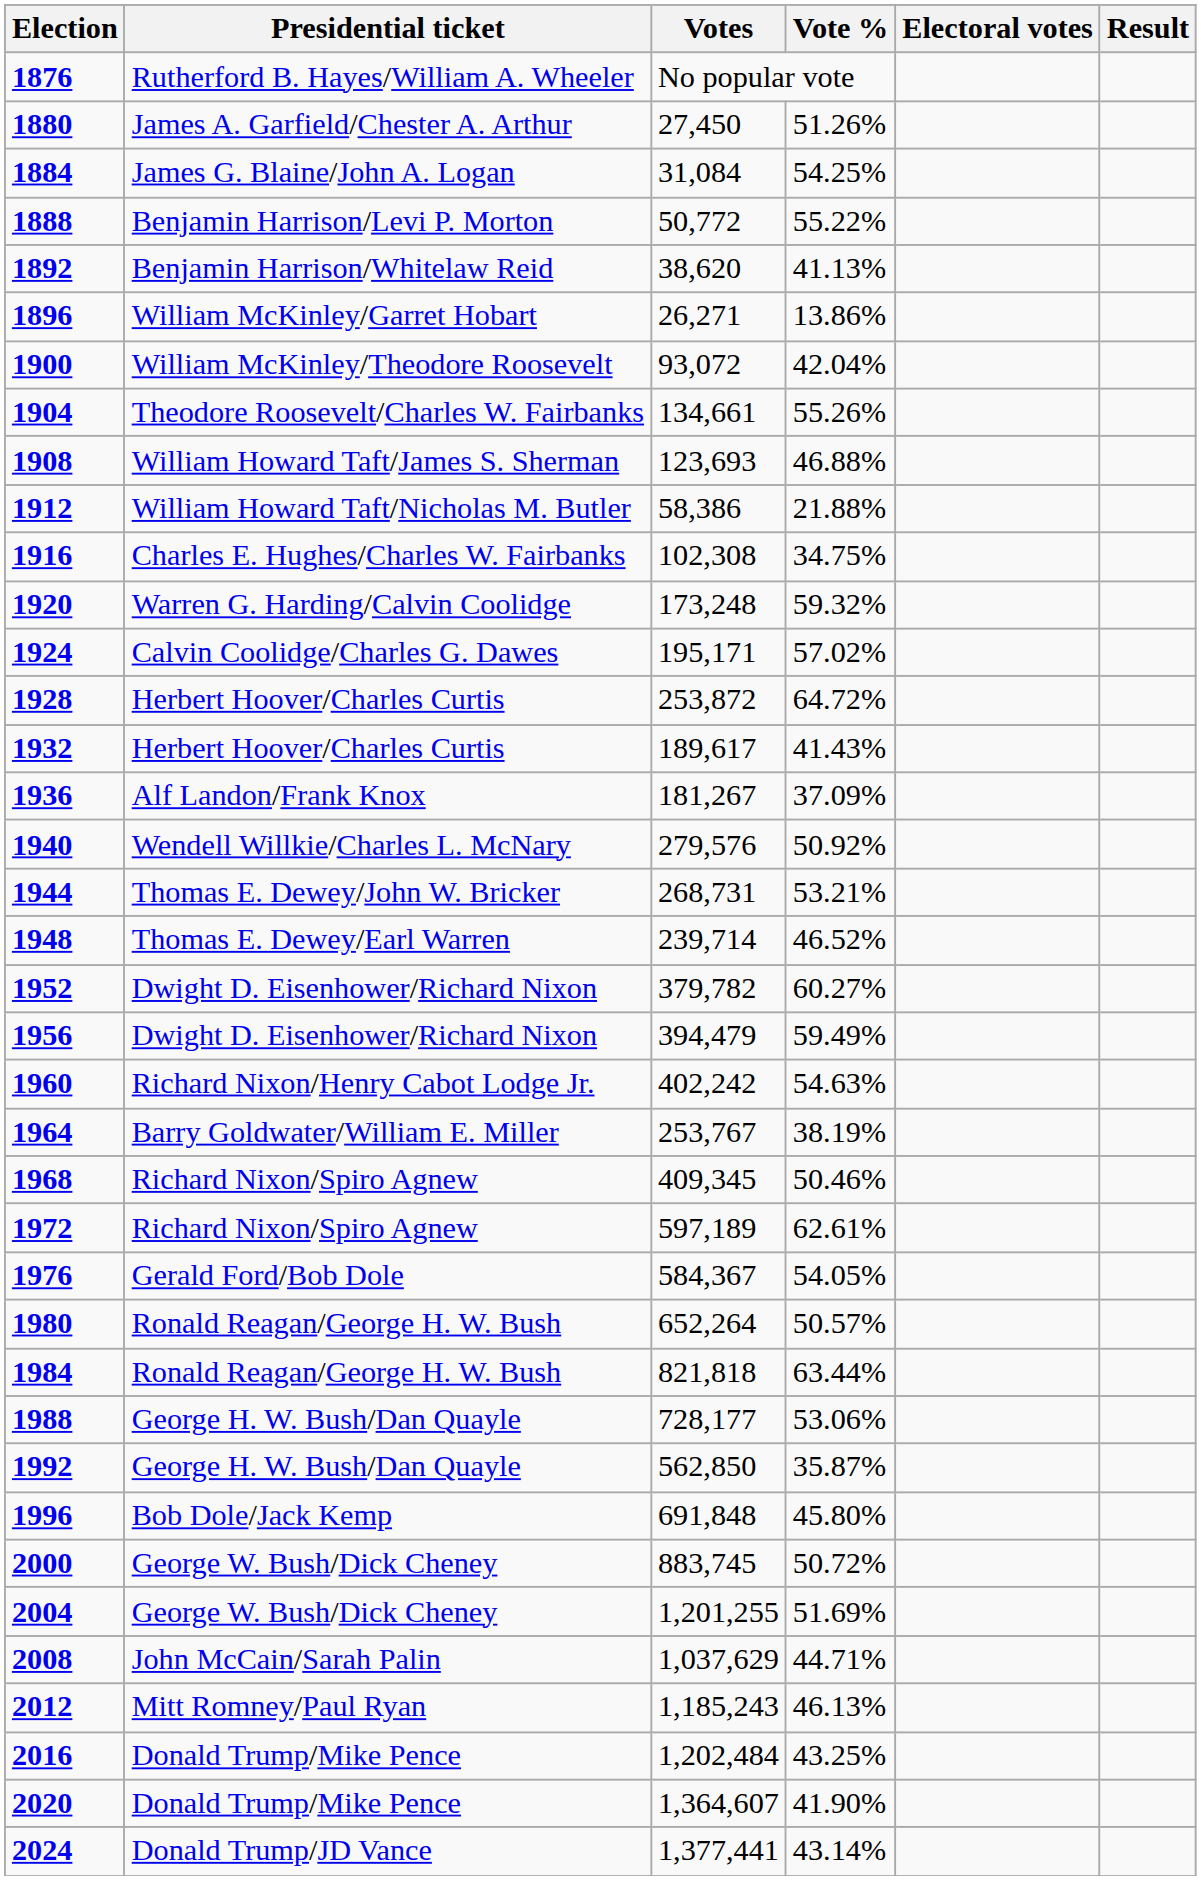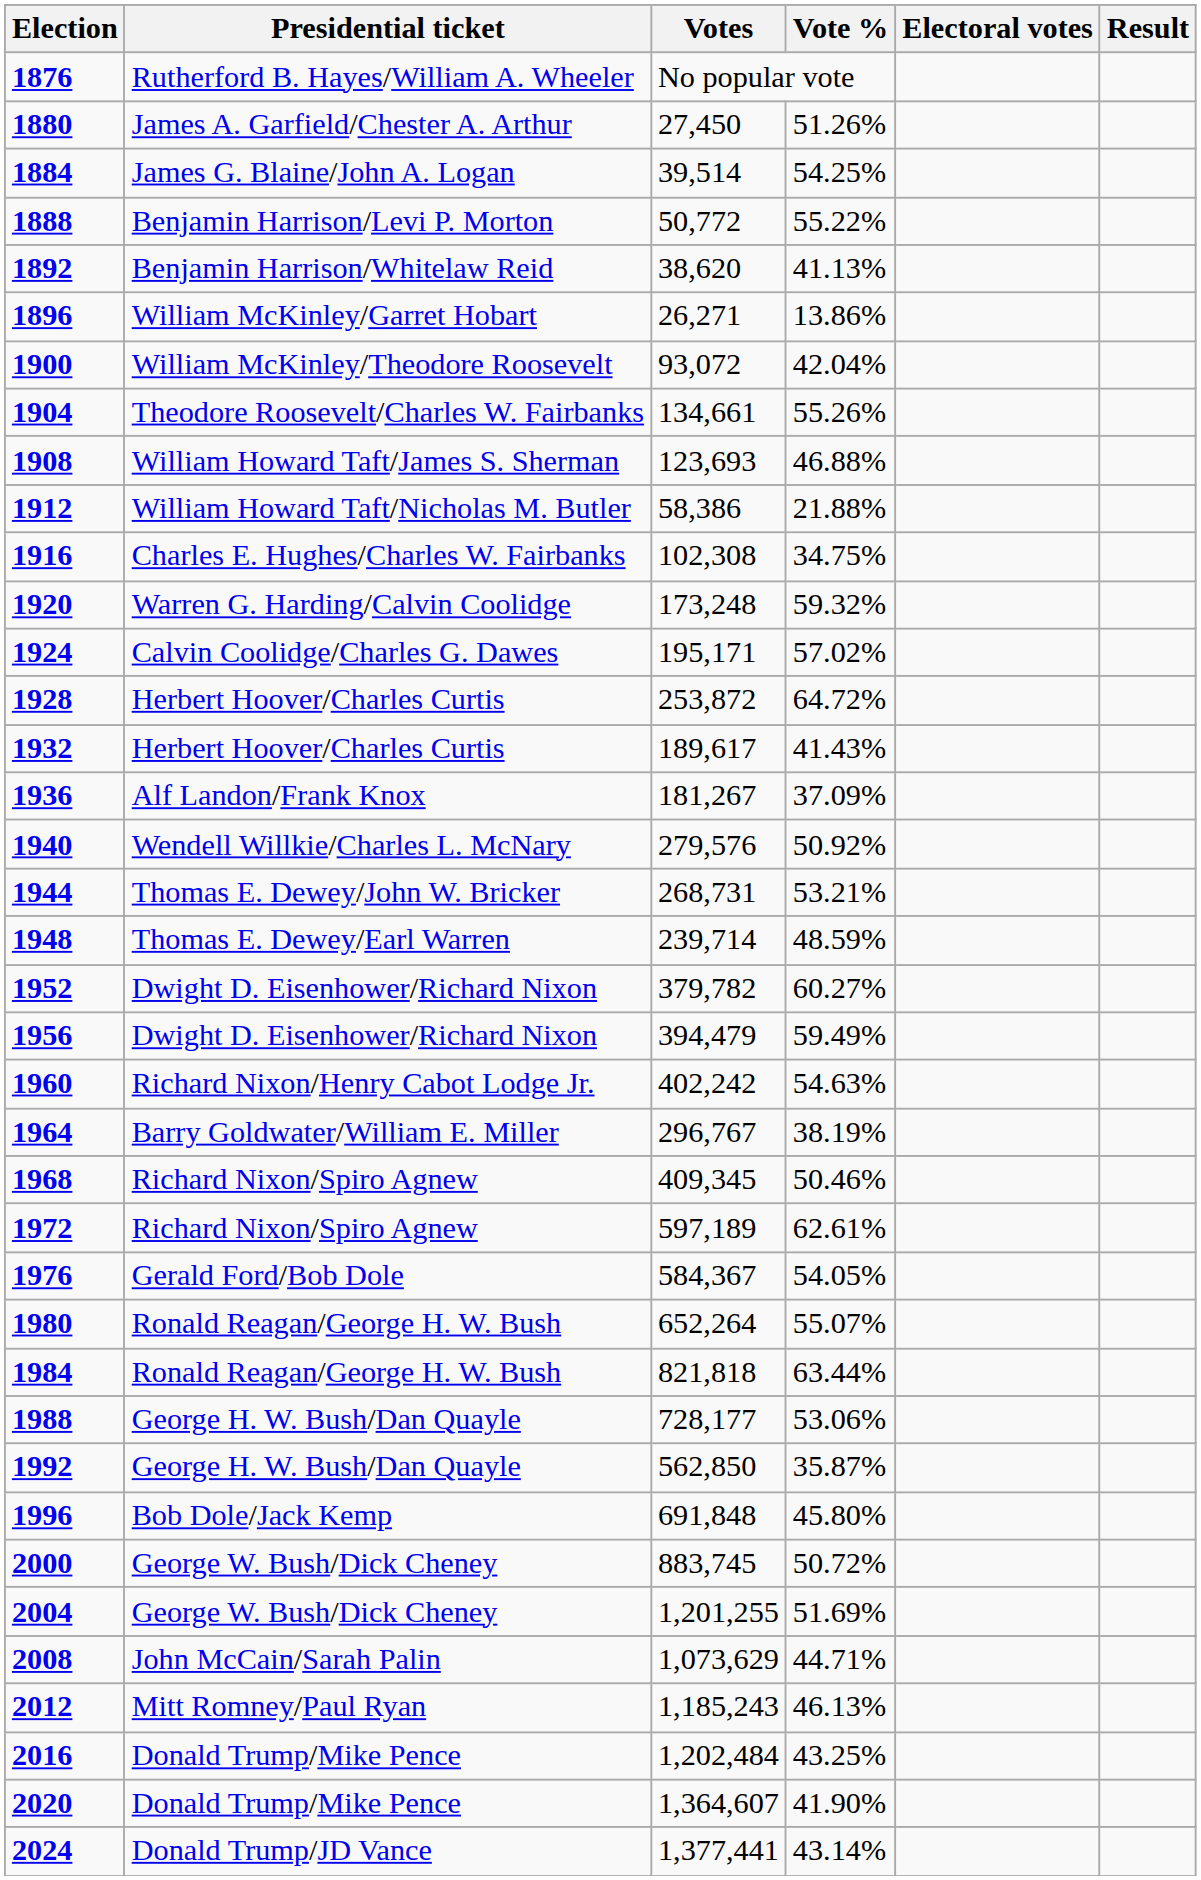(700, 172) 31,084 -> (700, 172) 39,514
(839, 939) 46.52% -> (839, 939) 48.59%
(707, 1131) 253,767 -> (707, 1131) 296,767
(839, 1323) 50.57% -> (839, 1323) 55.07%
(718, 1659) 1,037,629 -> (718, 1659) 1,073,629
